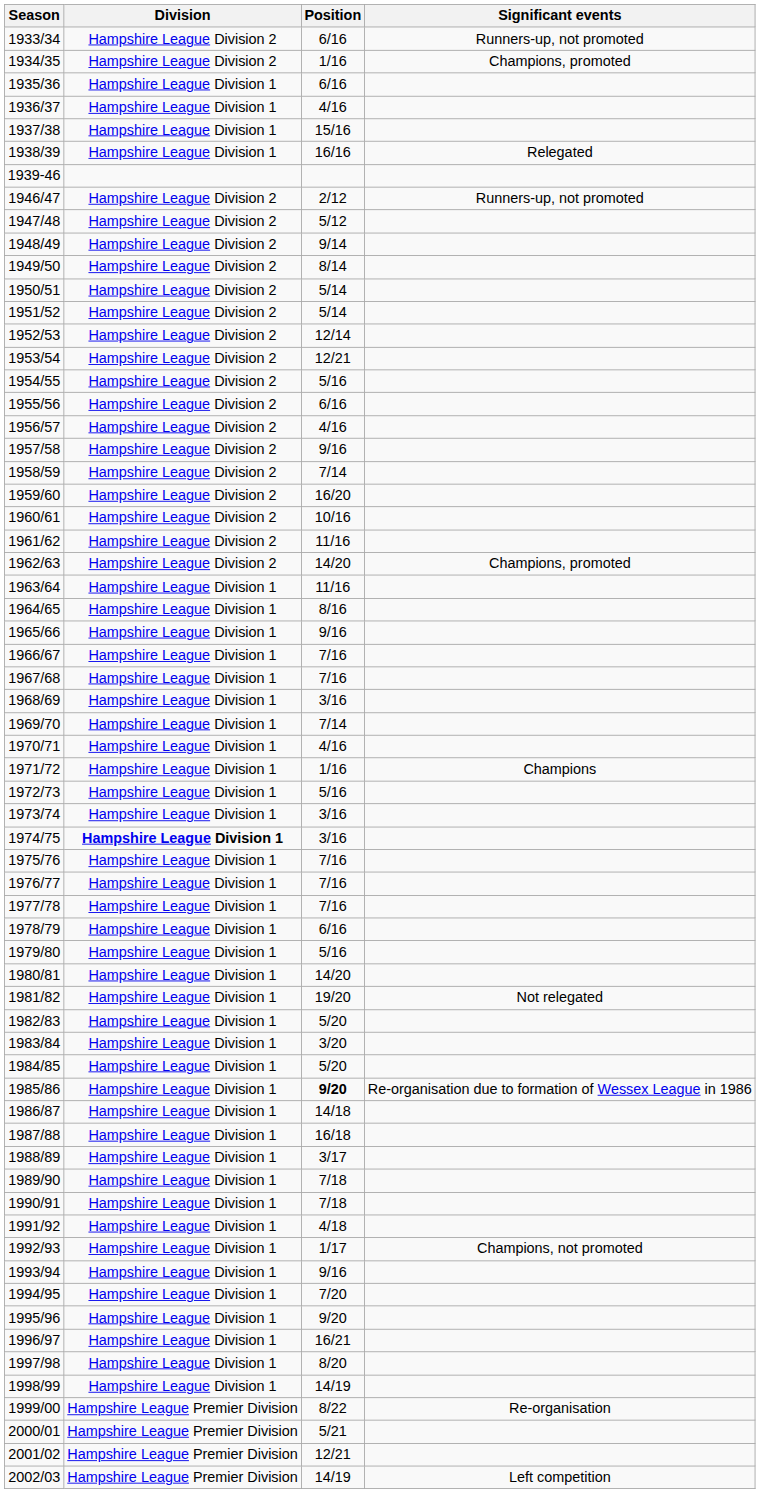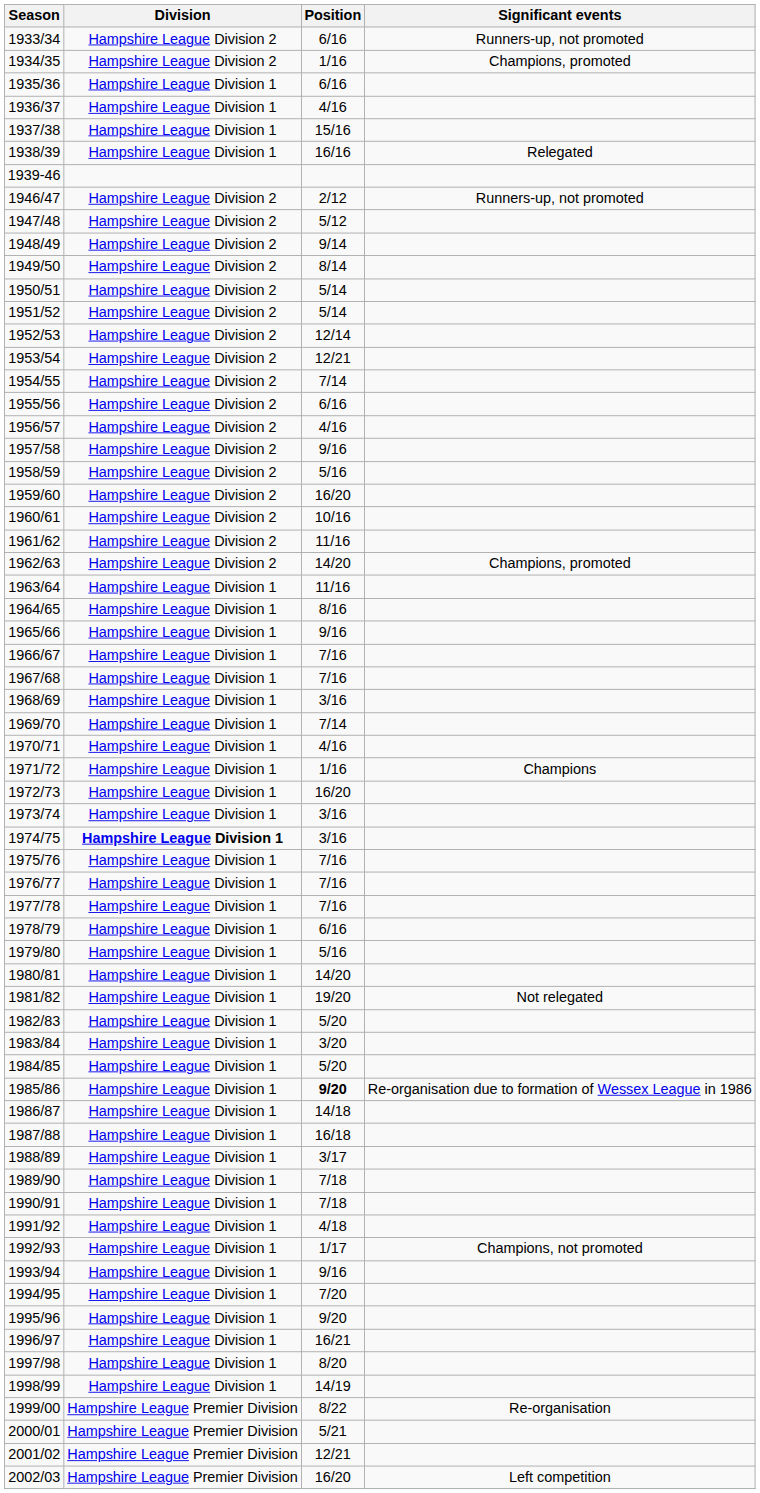(333, 381) 5/16 -> (333, 381) 7/14
(333, 472) 7/14 -> (333, 472) 5/16
(333, 792) 5/16 -> (333, 792) 16/20
(333, 1477) 14/19 -> (333, 1477) 16/20
